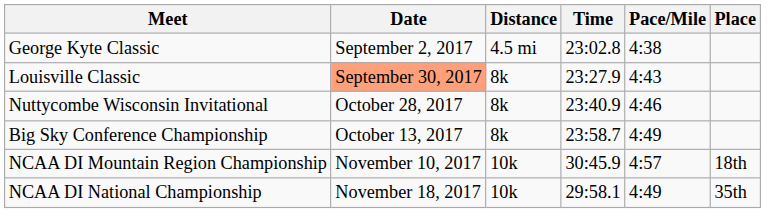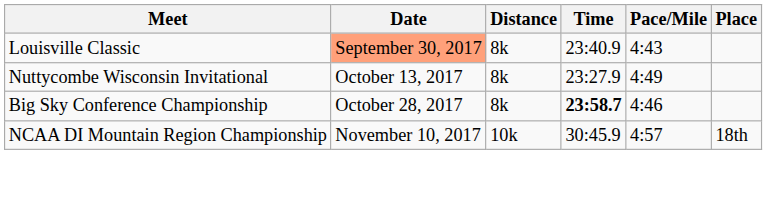- row: (84, 47)
(593, 76) 23:27.9 -> (593, 47) 23:40.9
(399, 105) October 28, 2017 -> (399, 76) October 13, 2017
(593, 105) 23:40.9 -> (593, 76) 23:27.9
(645, 105) 4:46 -> (646, 76) 4:49
(399, 134) October 13, 2017 -> (399, 105) October 28, 2017
(593, 134) normal -> (594, 105) bold
(645, 134) 4:49 -> (646, 105) 4:46
- row: (135, 192)
